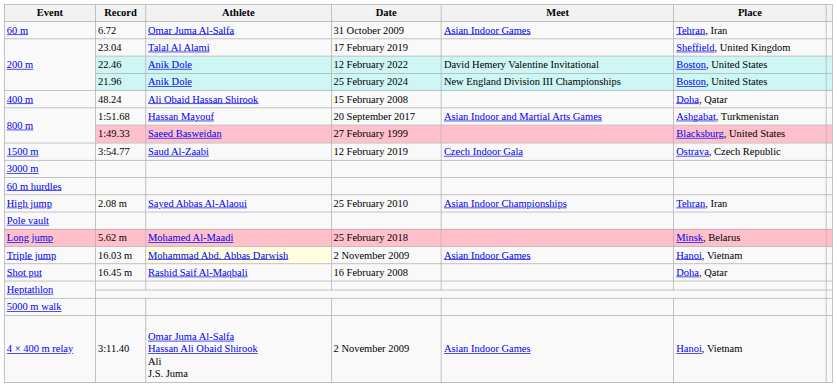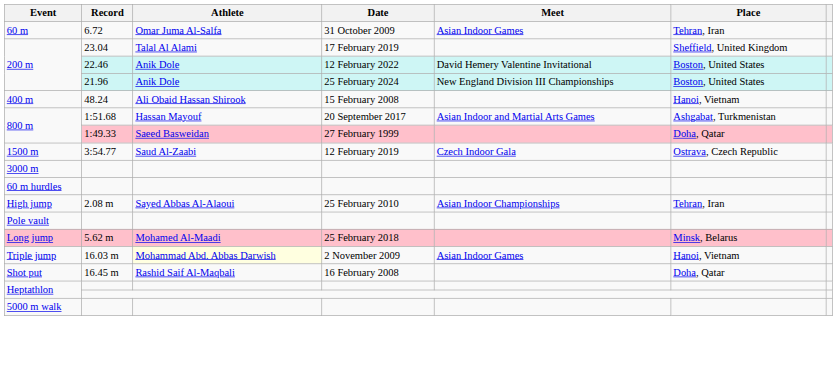(702, 99) Doha, Qatar -> (706, 99) Hanoi, Vietnam
(731, 134) Blacksburg, United States -> (699, 134) Doha, Qatar
- row: (40, 349)
